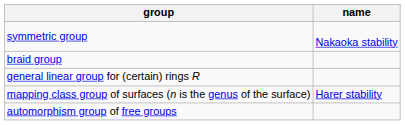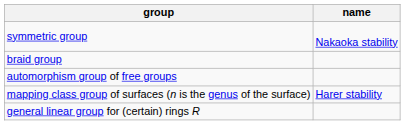rows swapped: (103, 77) <-> (92, 111)
